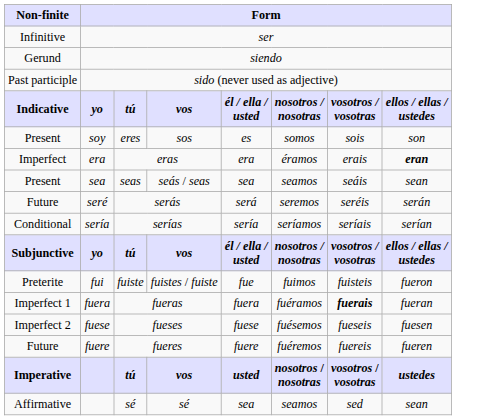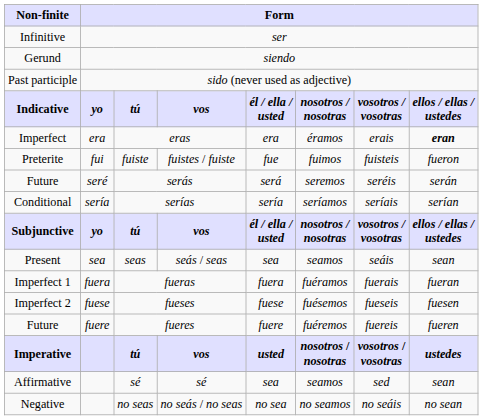- row: (130, 137)
rows swapped: (130, 281) <-> (130, 181)
(355, 303) bold -> (381, 281) normal
+ row: (135, 404)
